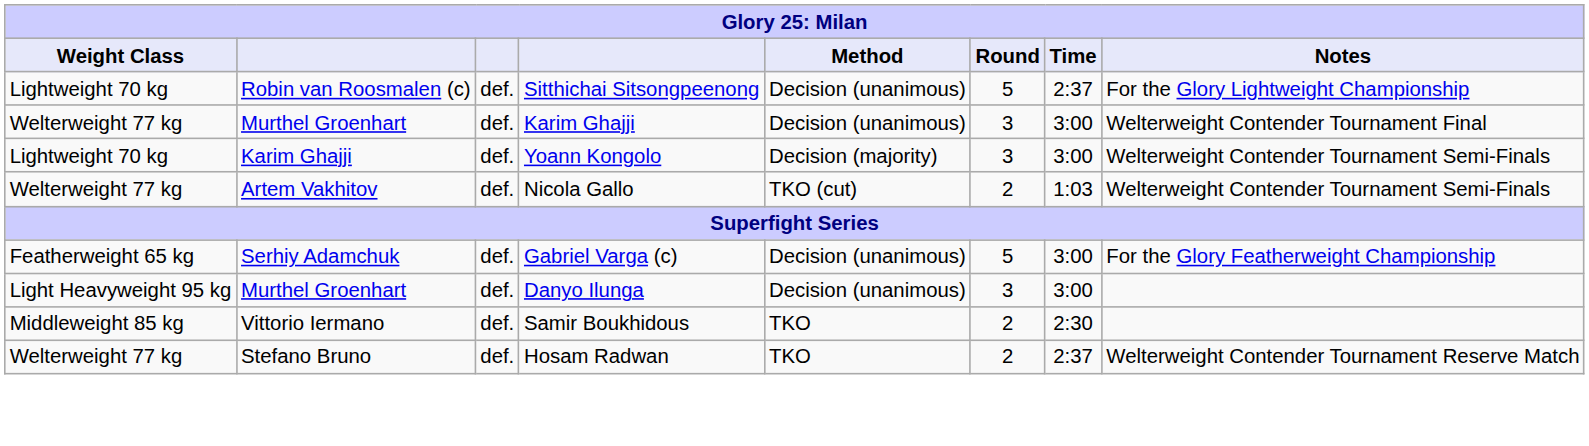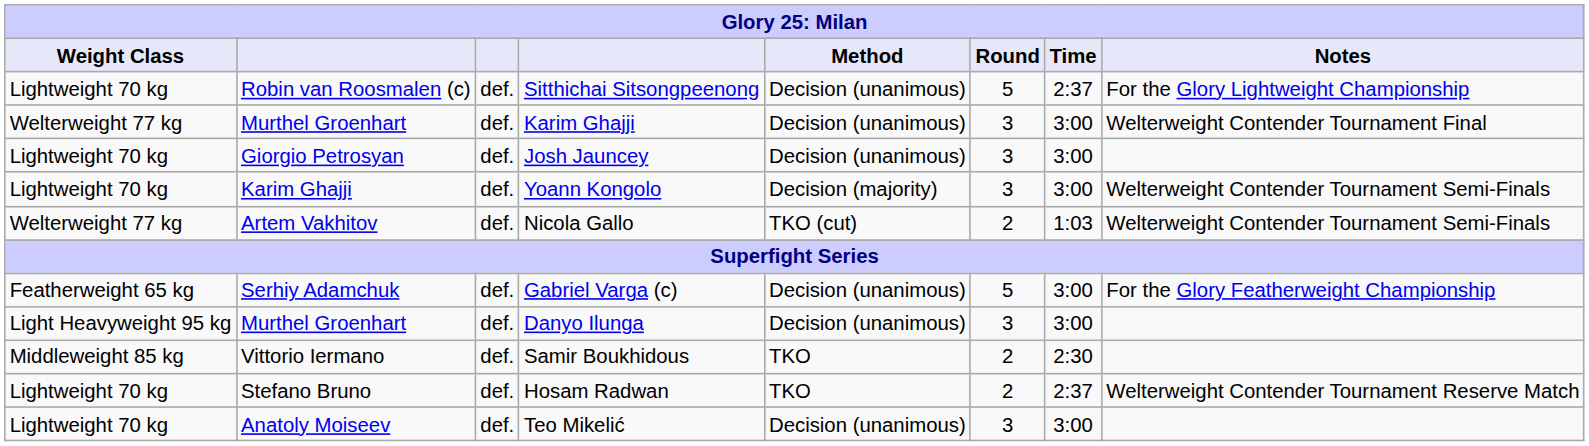+ row: (586, 156)
(96, 357) Welterweight 77 kg -> (89, 390) Lightweight 70 kg
+ row: (574, 424)
